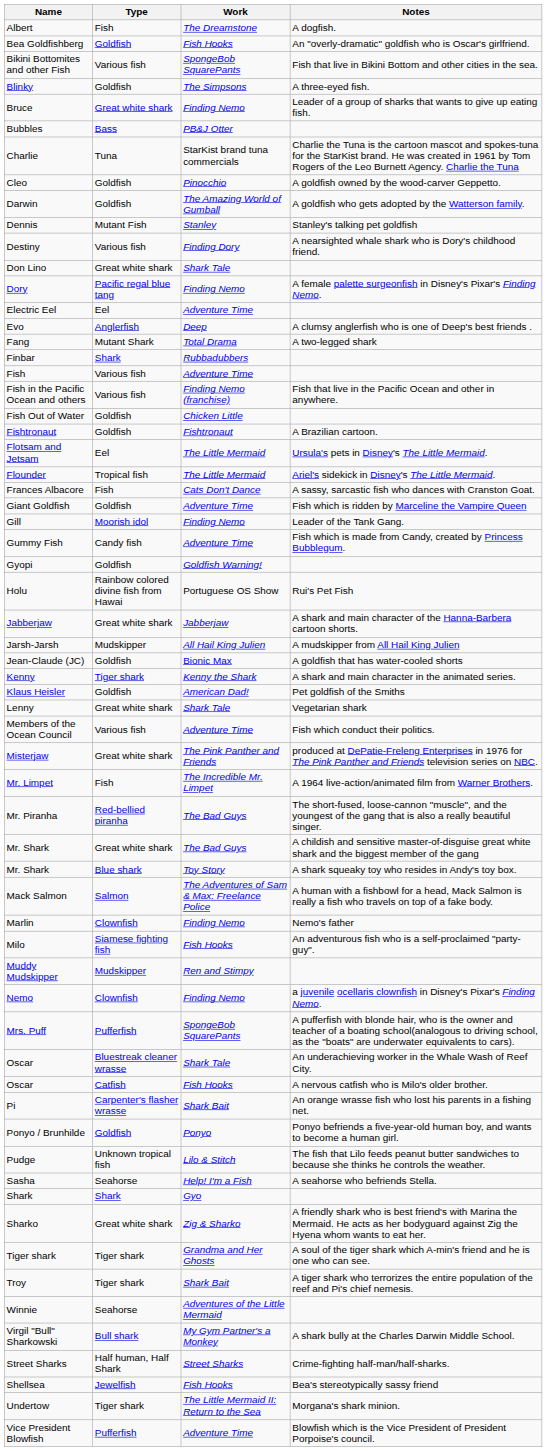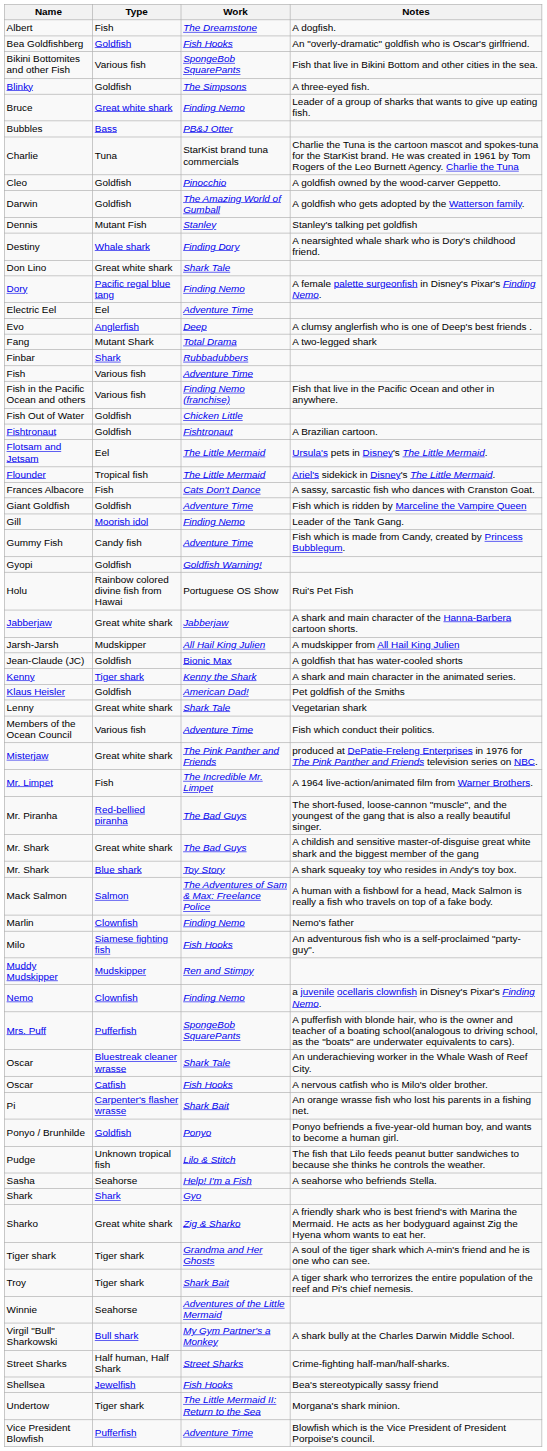(120, 246) Various fish -> (122, 246) Whale shark
